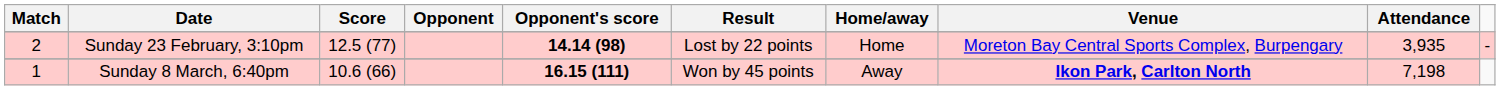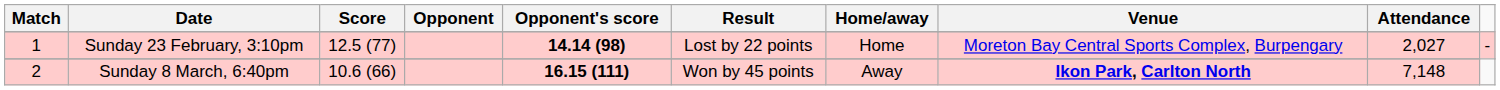(36, 45) 2 -> (36, 45) 1
(1424, 45) 3,935 -> (1424, 45) 2,027
(36, 72) 1 -> (36, 72) 2
(1424, 72) 7,198 -> (1424, 72) 7,148
